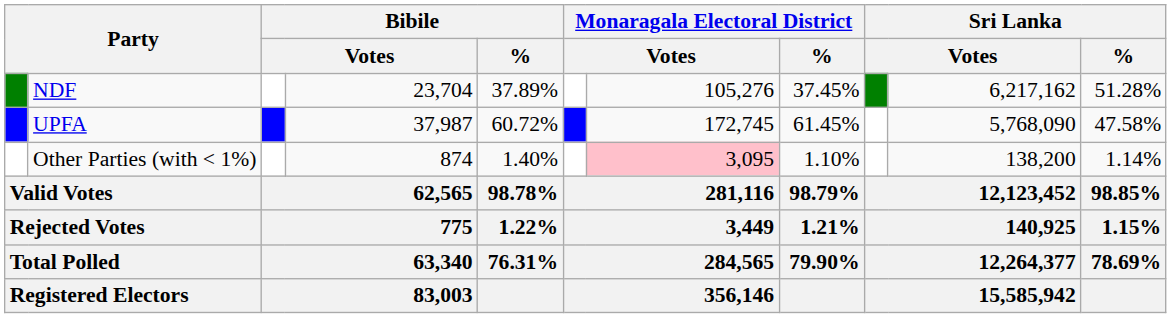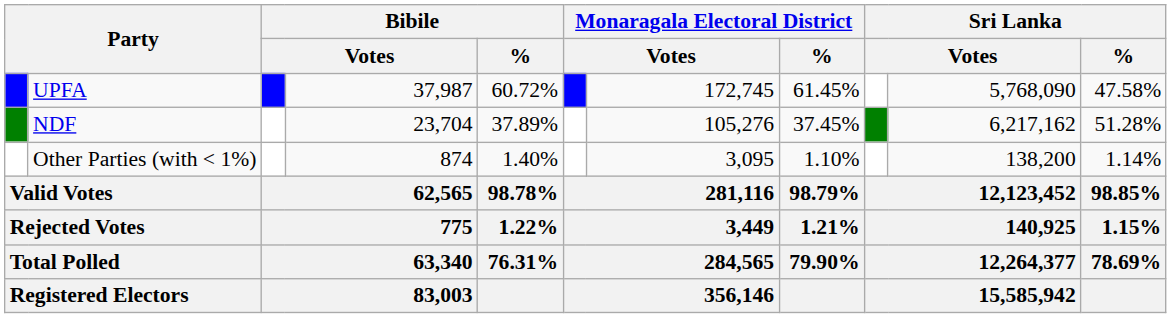rows swapped: (60, 124) <-> (55, 90)
(750, 158) pink background -> (750, 158) no background
